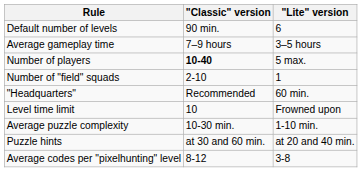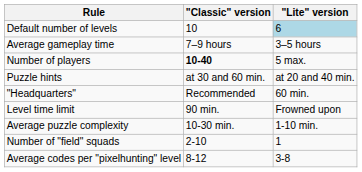(203, 28) 90 min. -> (192, 28) 10
(278, 28) no background -> (278, 28) lightblue background
rows swapped: (63, 77) <-> (34, 142)
(192, 110) 10 -> (203, 110) 90 min.
